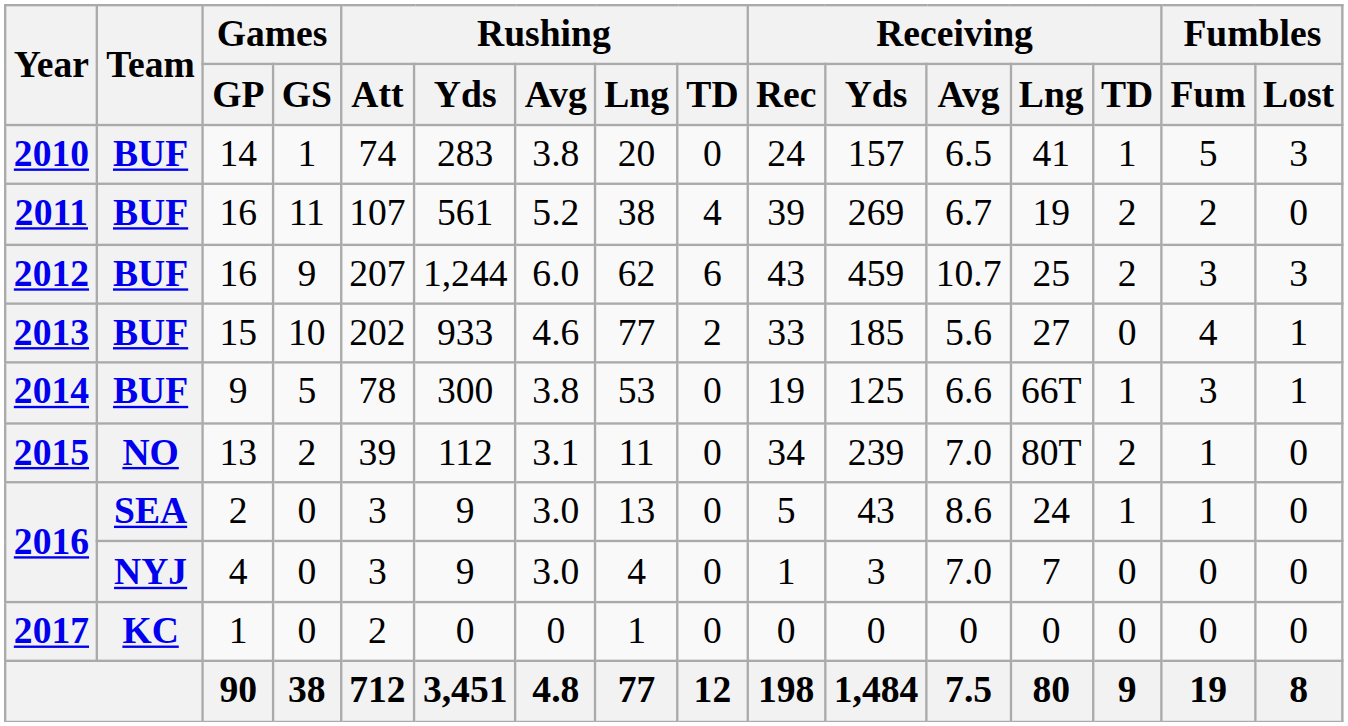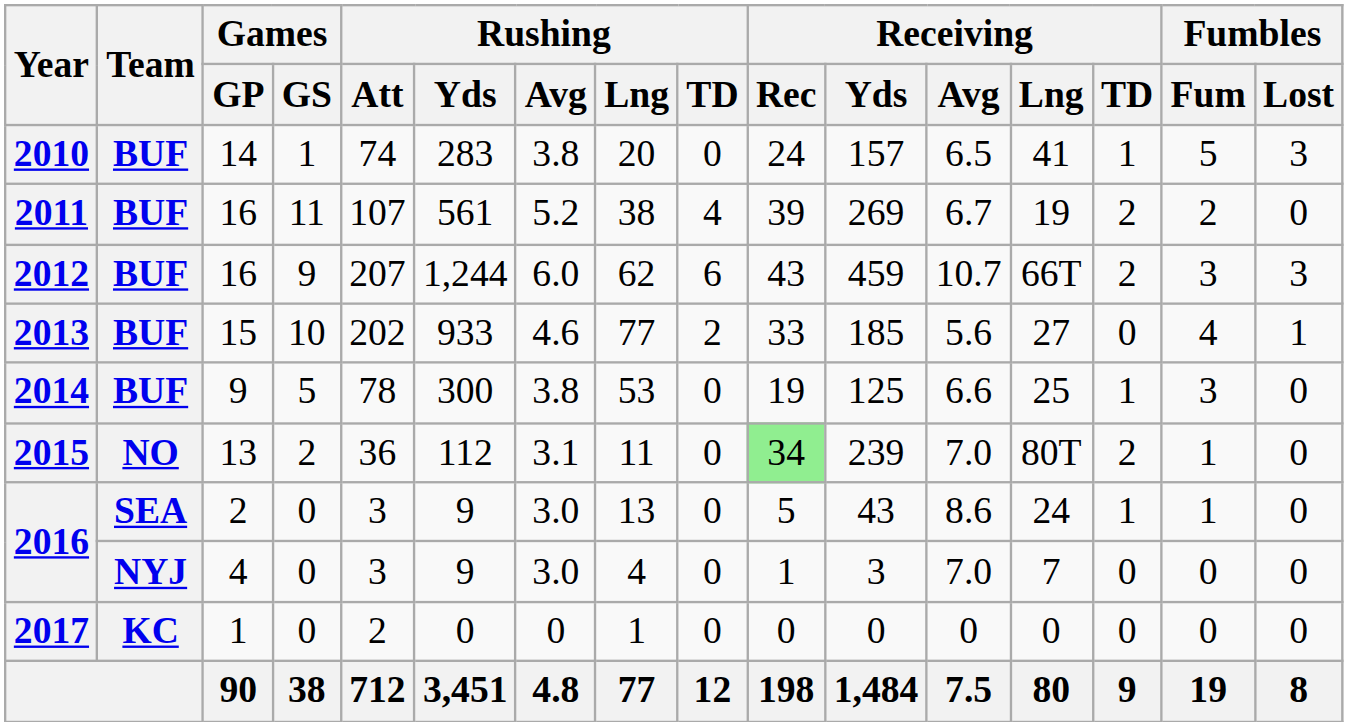(1051, 272) 25 -> (1051, 272) 66T
(1051, 392) 66T -> (1051, 392) 25
(1299, 392) 1 -> (1299, 392) 0
(377, 451) 39 -> (377, 451) 36
(786, 451) no background -> (786, 451) lightgreen background
